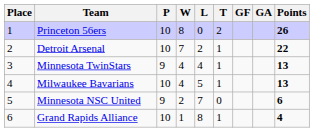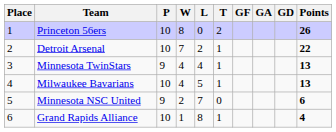+ column: (286, 13)
